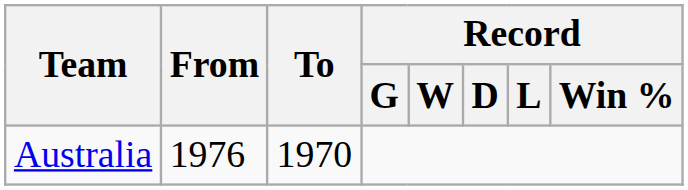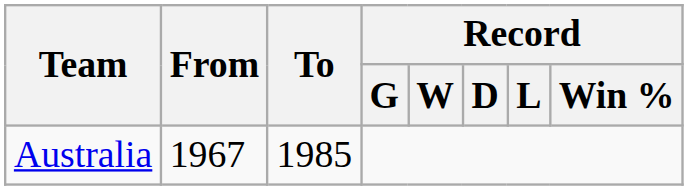(207, 154) 1976 -> (207, 154) 1967
(314, 154) 1970 -> (314, 154) 1985
